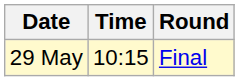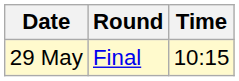columns swapped: (121, 22) <-> (194, 22)
